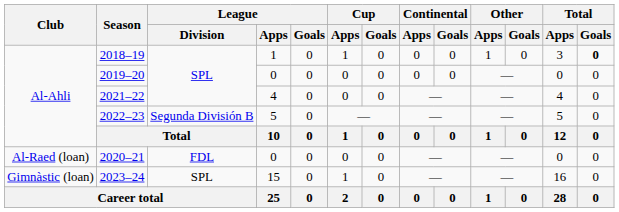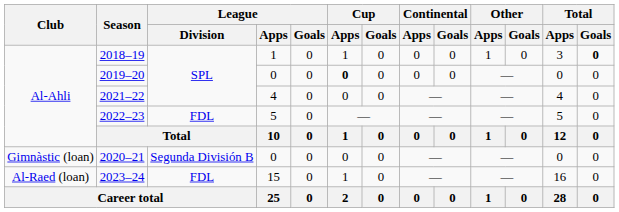(345, 75) normal -> (345, 75) bold
(202, 116) Segunda División B -> (202, 116) FDL
(51, 156) Al-Raed (loan) -> (51, 156) Gimnàstic (loan)
(202, 156) FDL -> (202, 156) Segunda División B
(51, 177) Gimnàstic (loan) -> (51, 177) Al-Raed (loan)
(202, 177) SPL -> (202, 177) FDL
